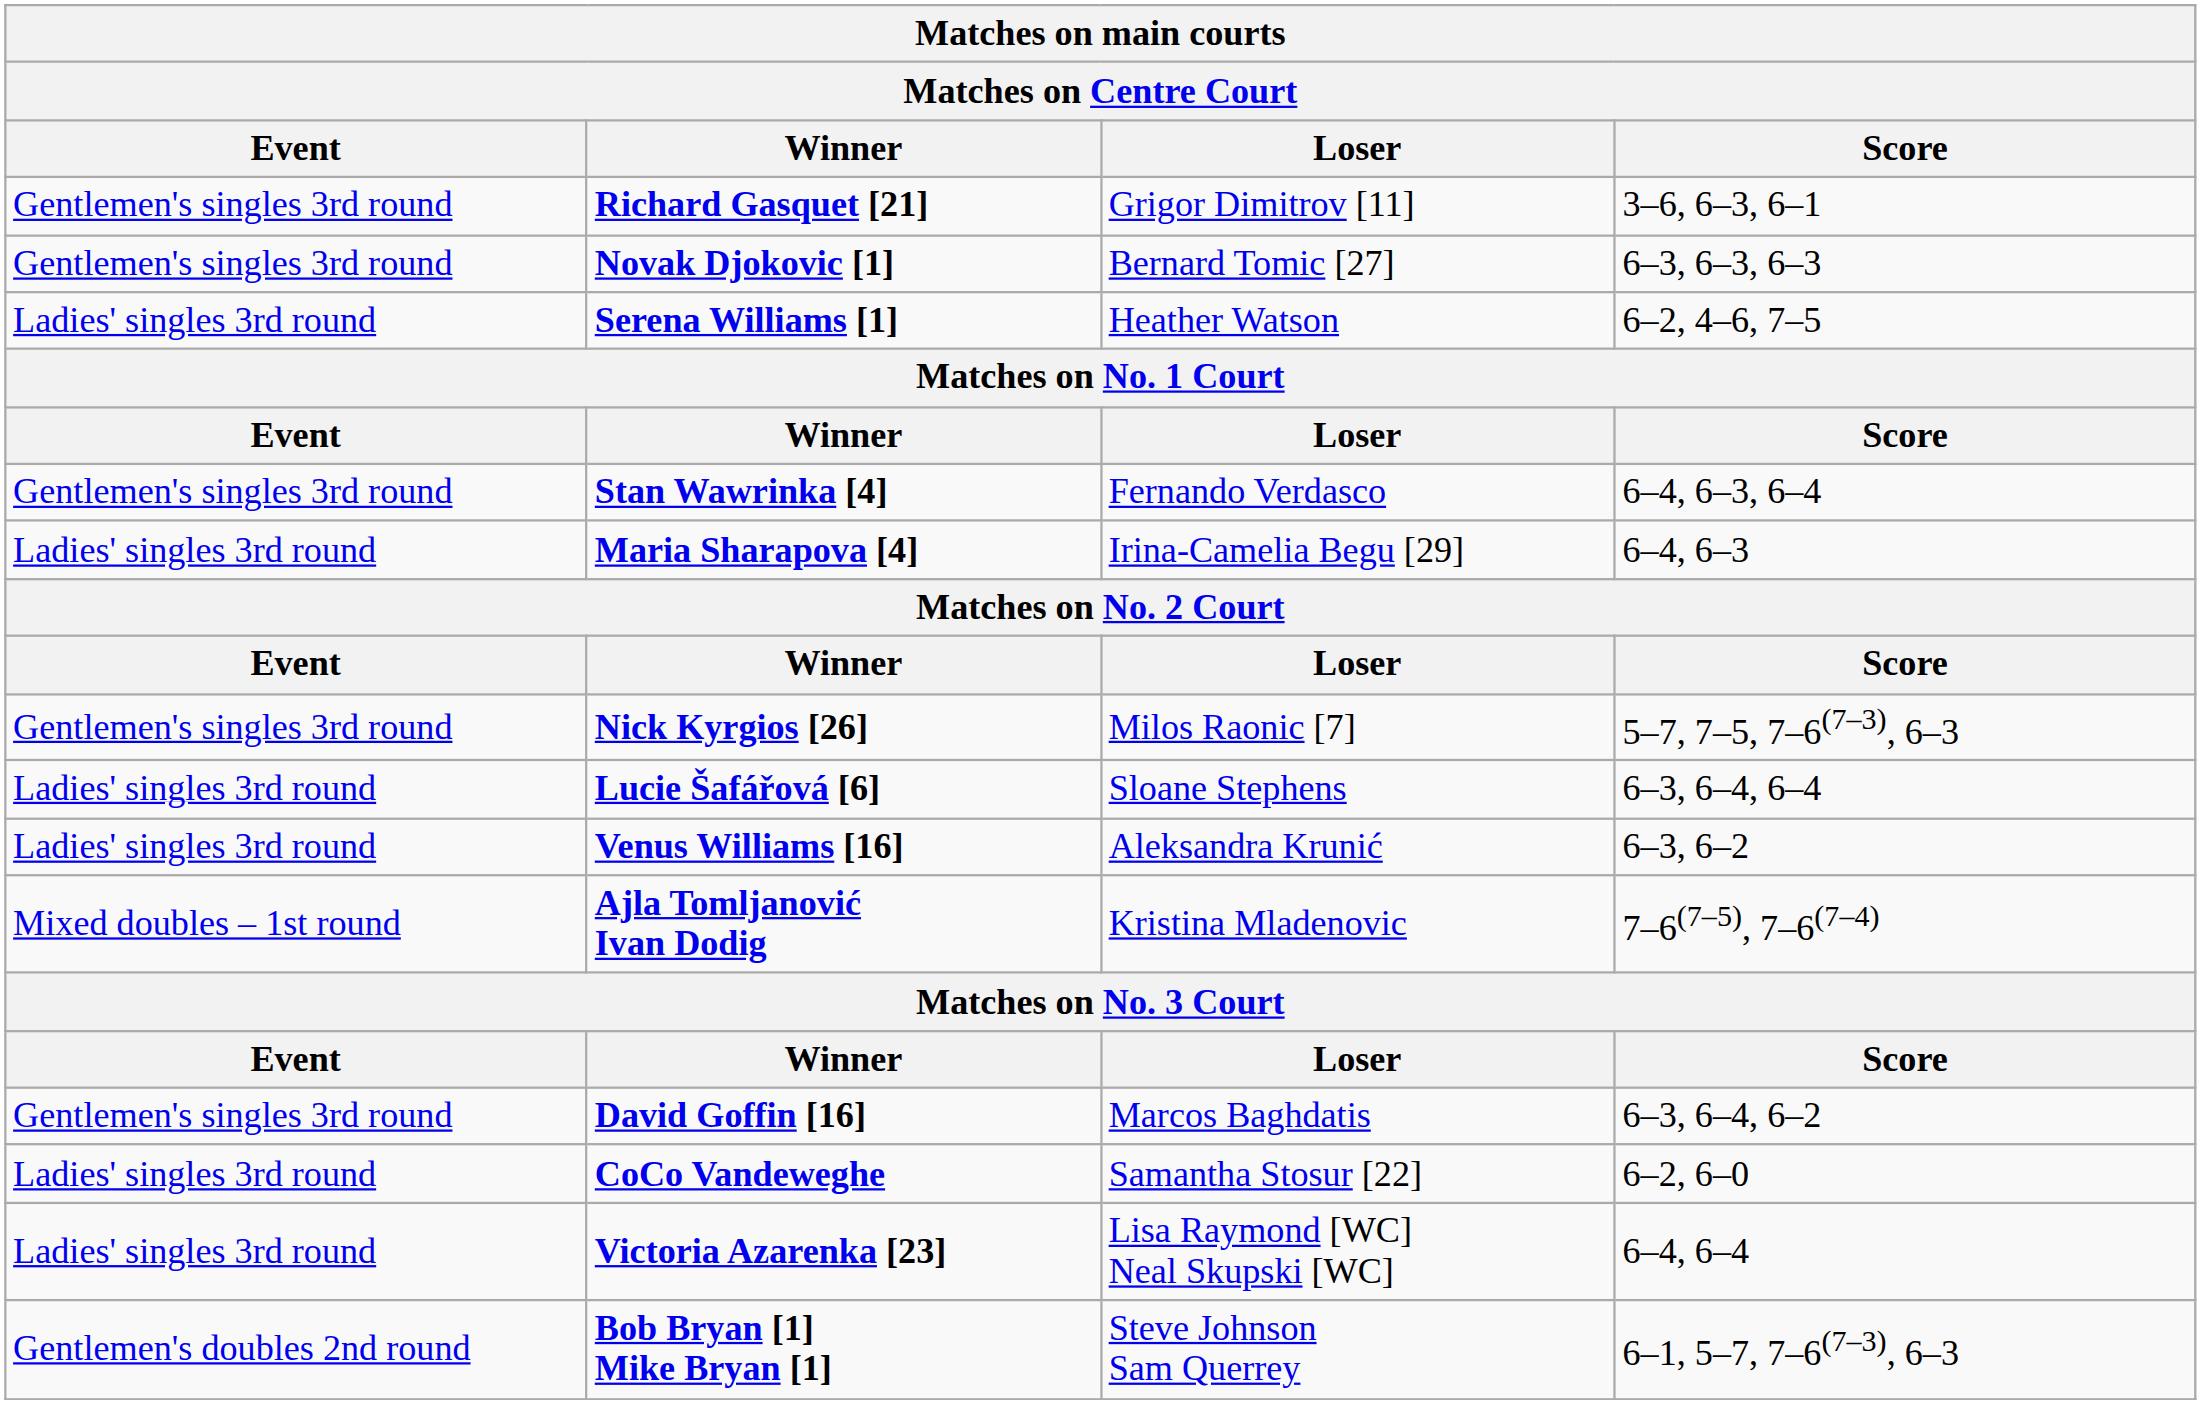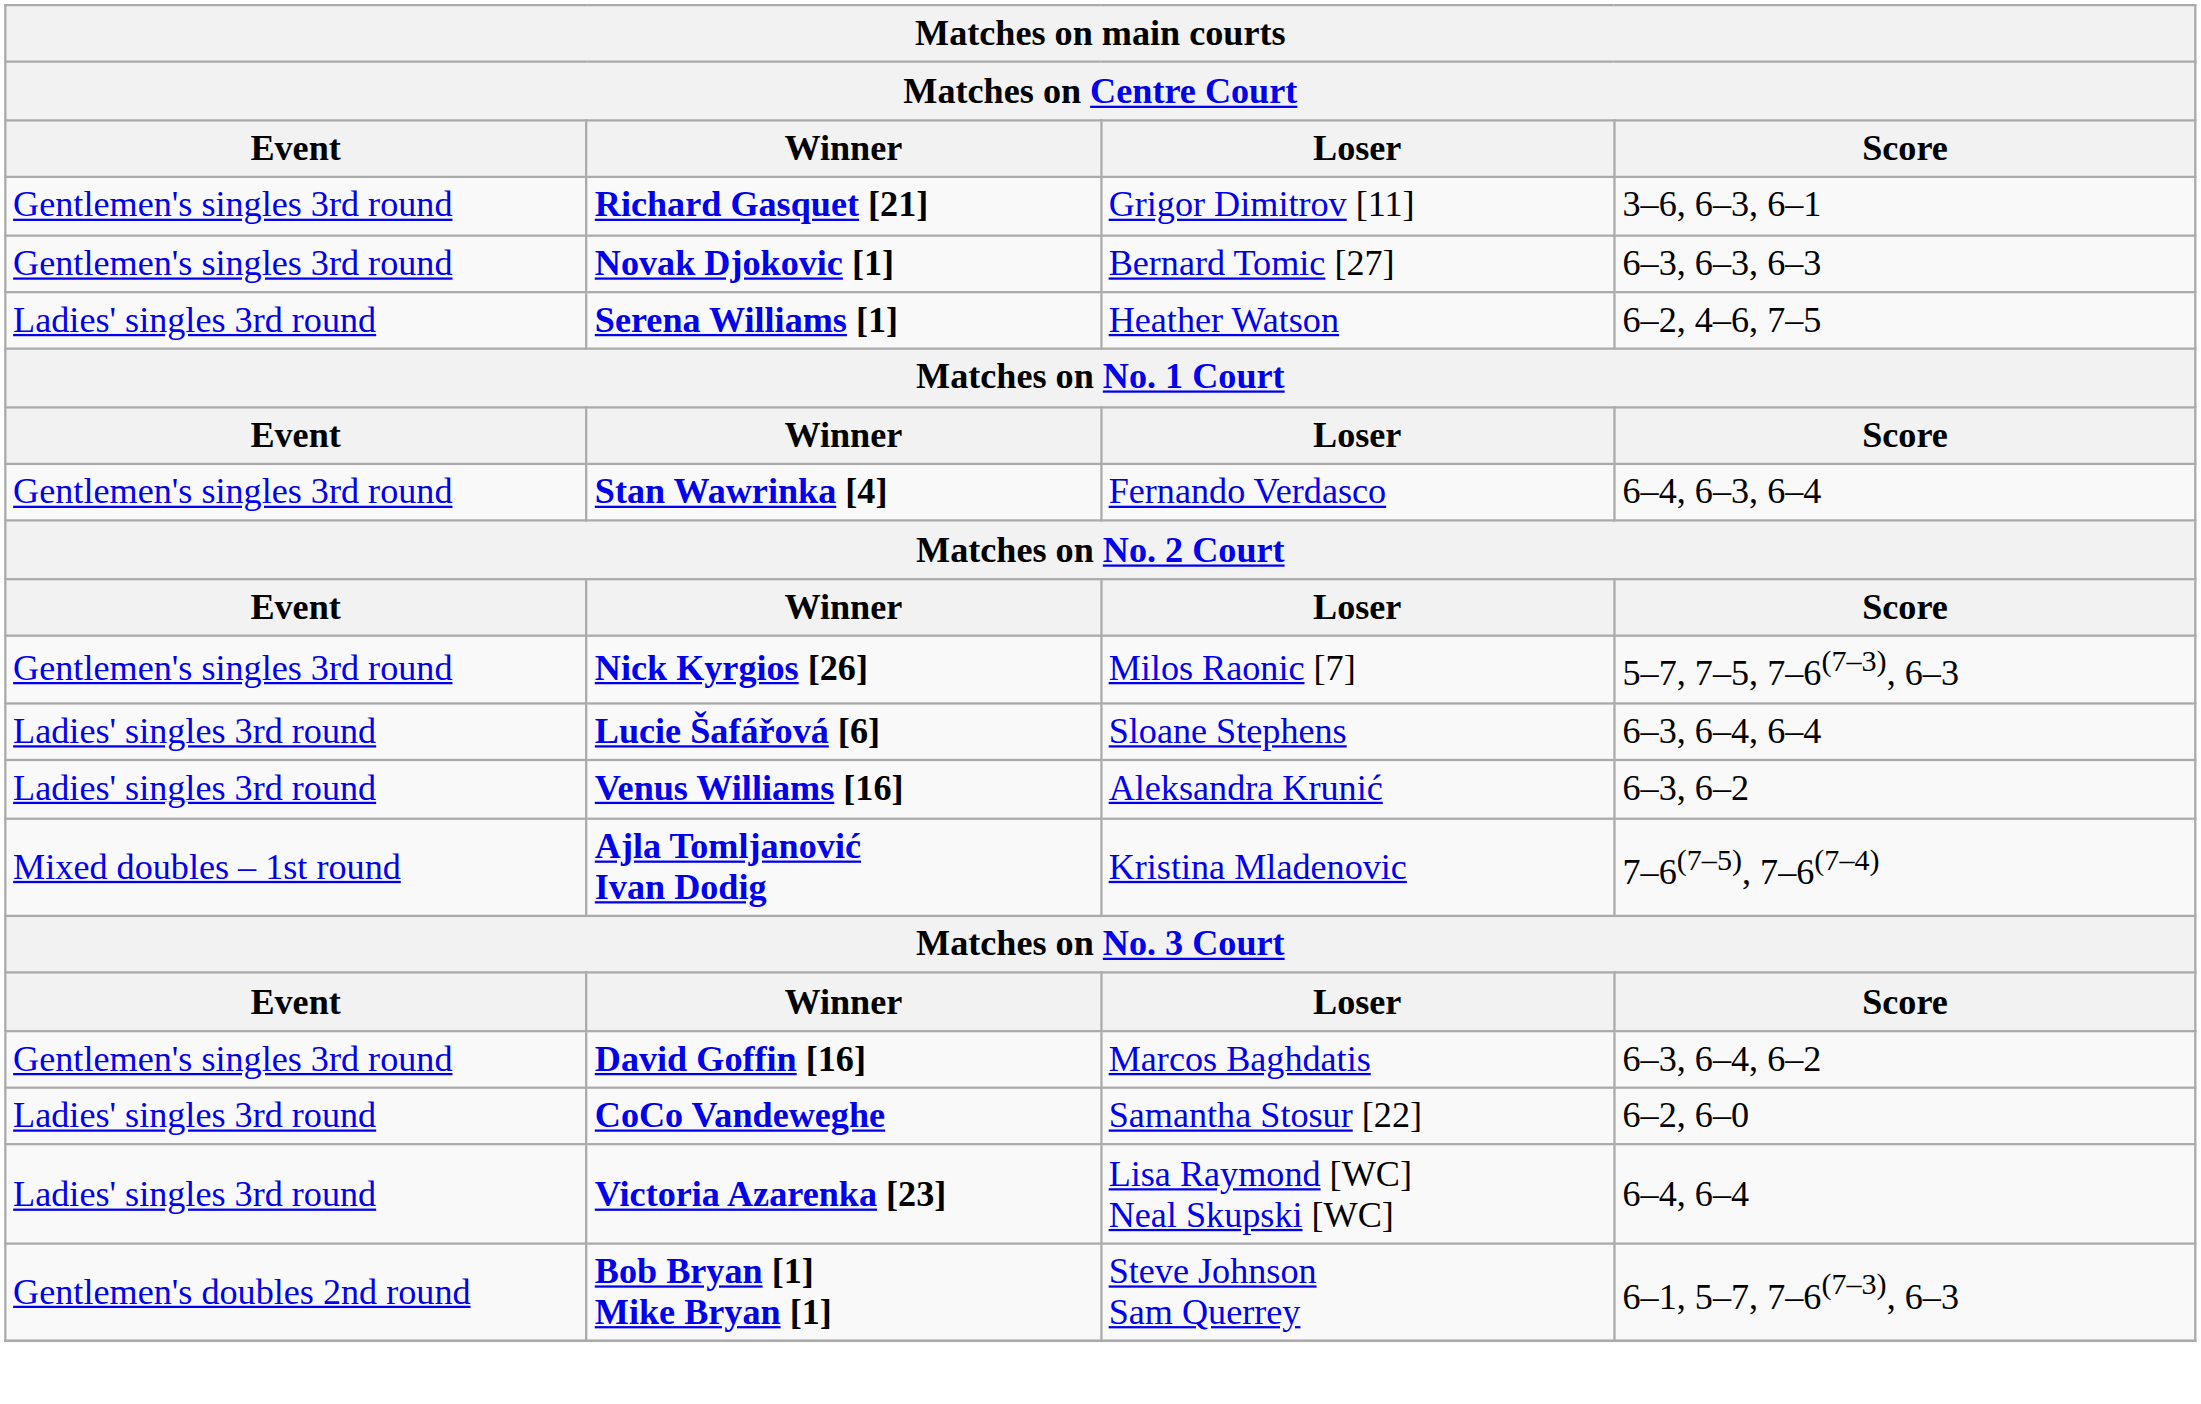- row: (756, 549)
